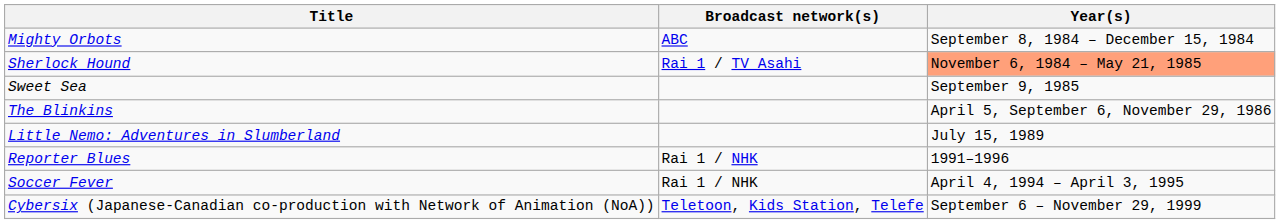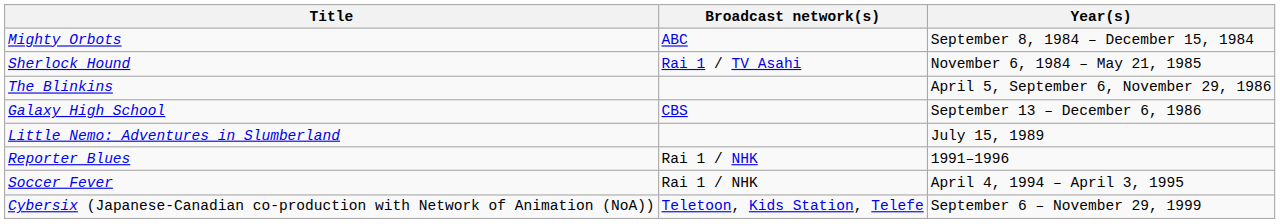(1066, 64) lightsalmon background -> (1066, 64) no background
- row: (47, 88)
+ row: (87, 111)
